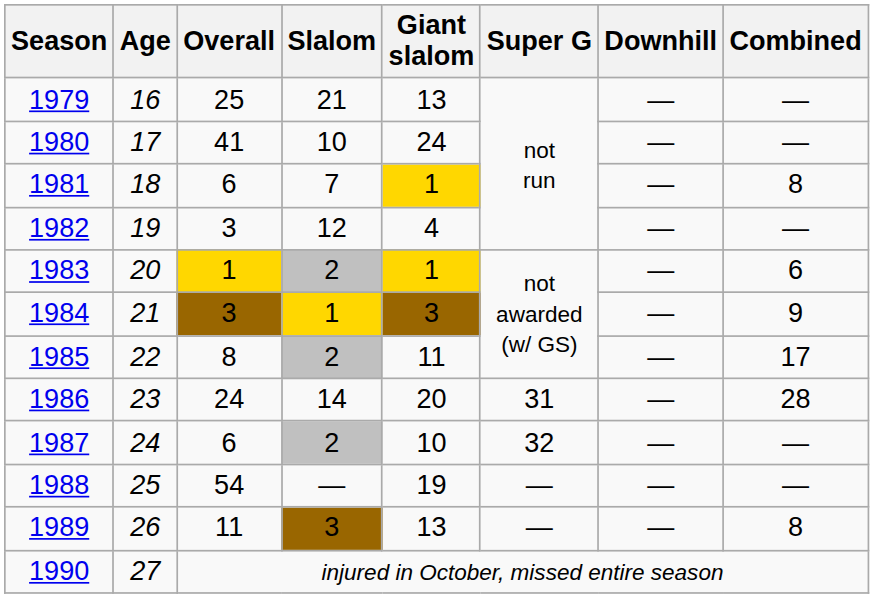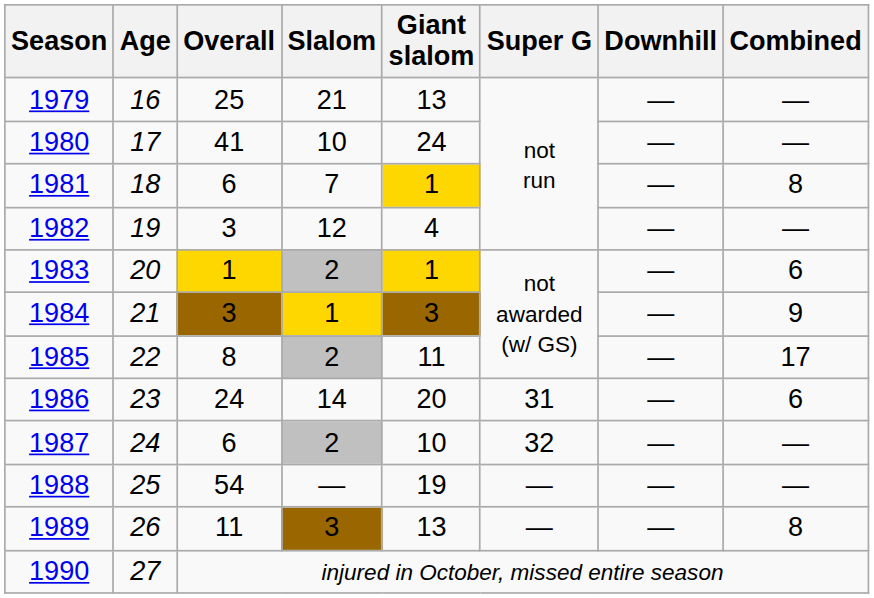(796, 399) 28 -> (796, 399) 6
